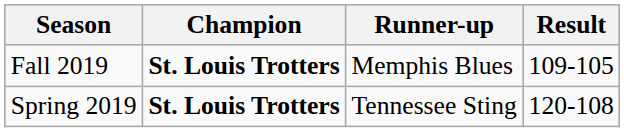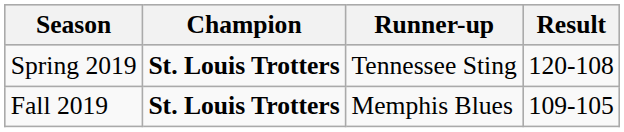rows swapped: (74, 106) <-> (59, 65)
